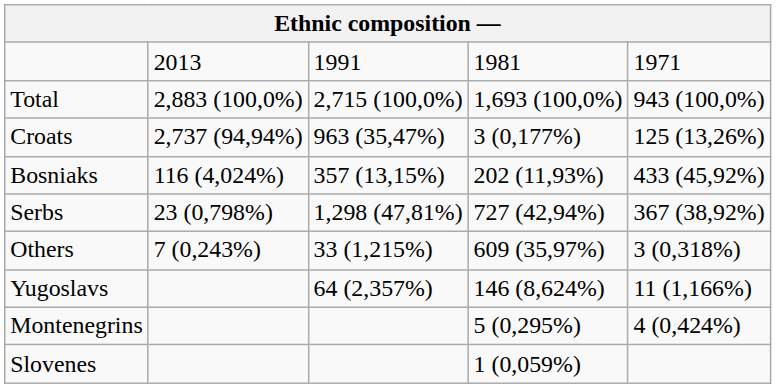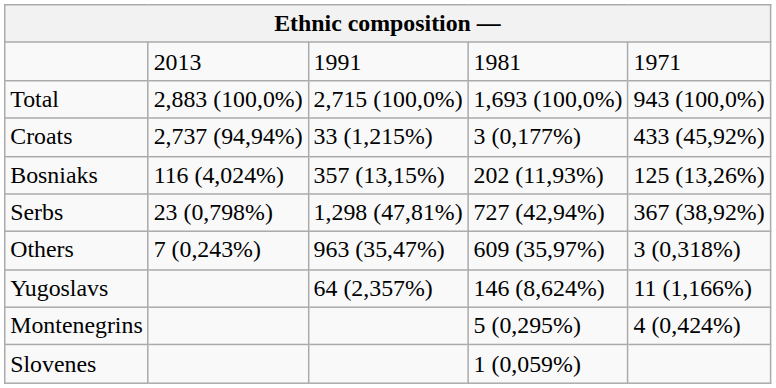(379, 136) 963 (35,47%) -> (373, 136) 33 (1,215%)
(699, 136) 125 (13,26%) -> (699, 136) 433 (45,92%)
(699, 174) 433 (45,92%) -> (699, 174) 125 (13,26%)
(373, 250) 33 (1,215%) -> (379, 250) 963 (35,47%)
